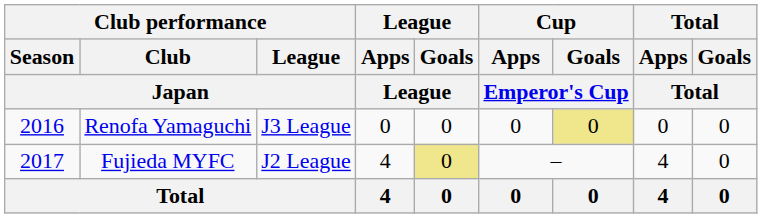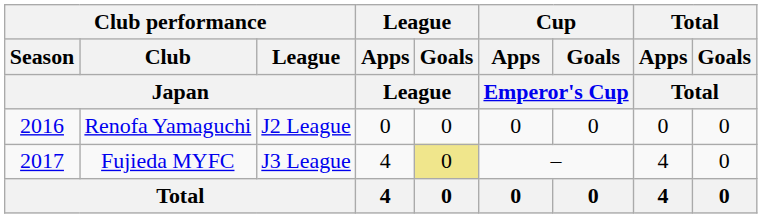(306, 126) J3 League -> (306, 126) J2 League
(593, 126) khaki background -> (593, 126) no background
(306, 160) J2 League -> (306, 160) J3 League
